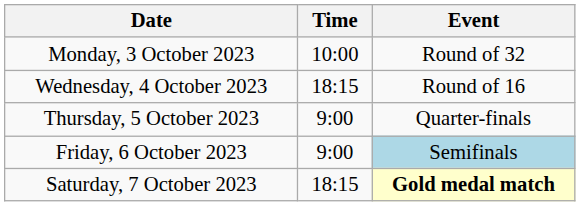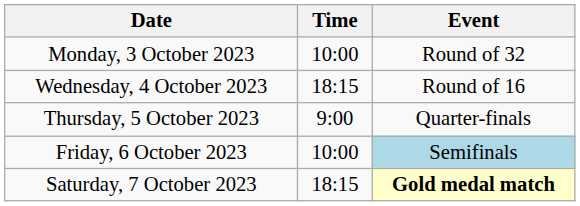(335, 151) 9:00 -> (335, 151) 10:00
